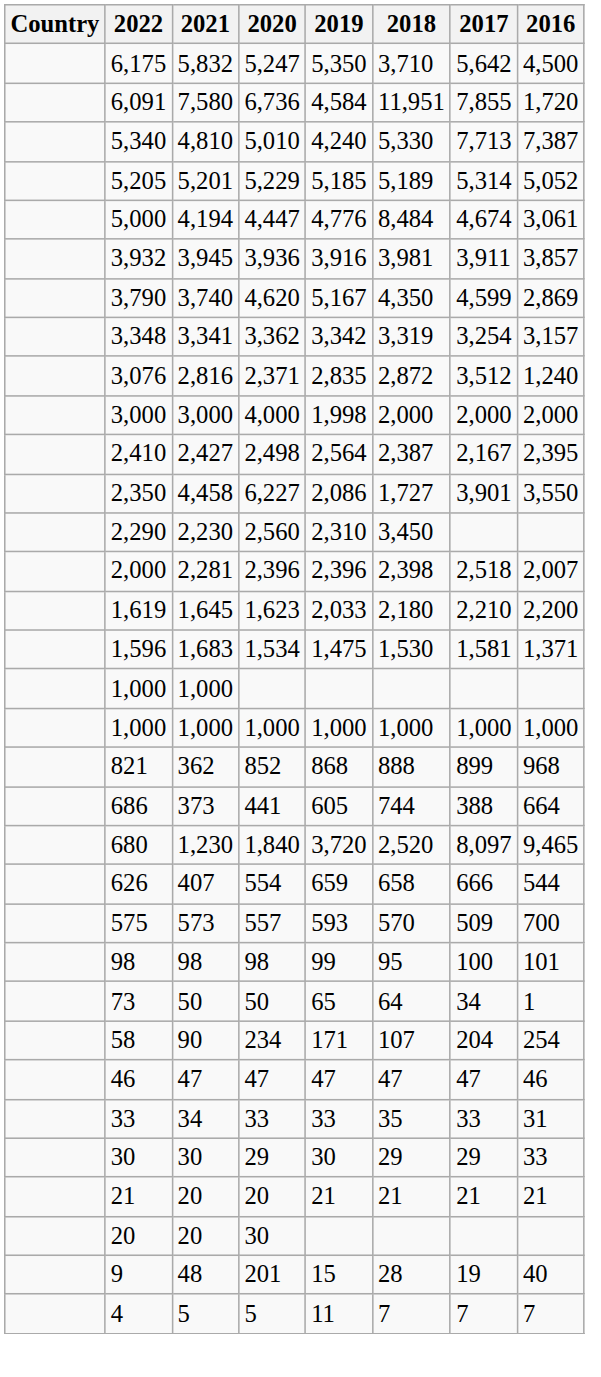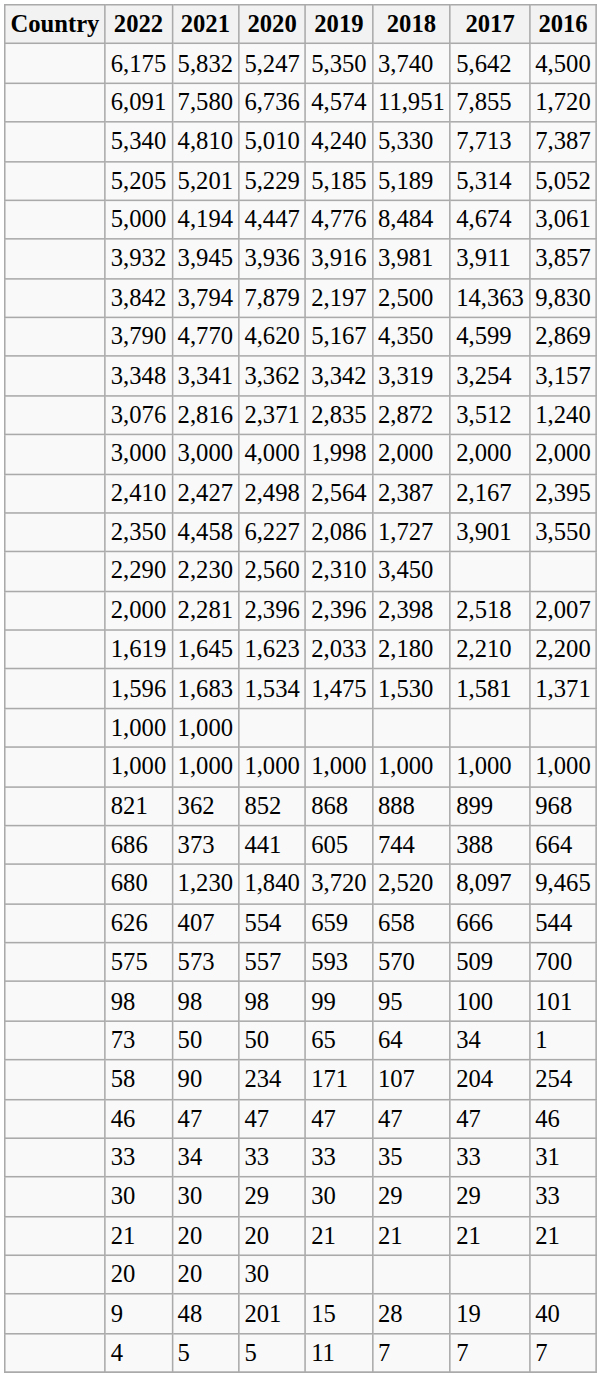(406, 63) 3,710 -> (406, 63) 3,740
(339, 102) 4,584 -> (339, 102) 4,574
+ row: (139, 297)
(205, 297) 3,740 -> (205, 336) 4,770
